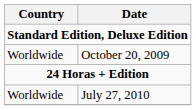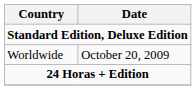- row: (115, 94)
